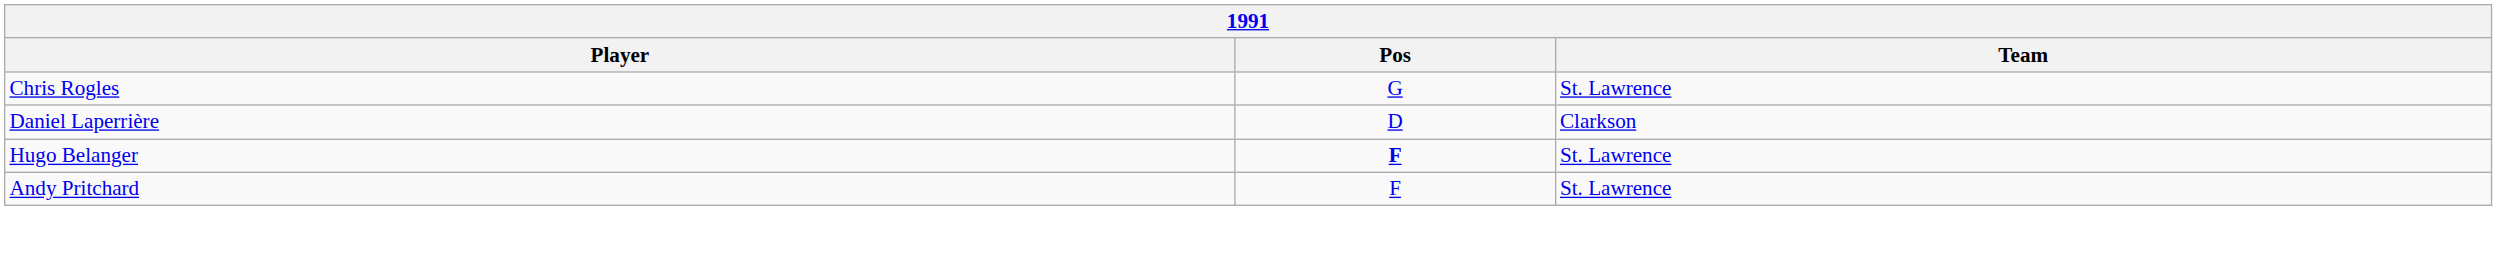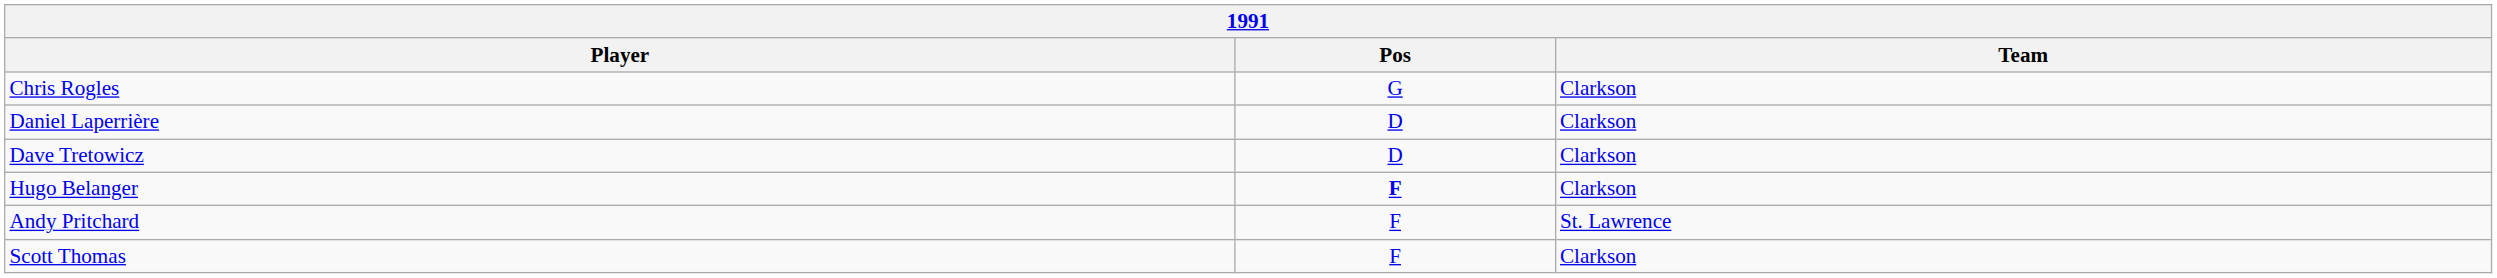(1616, 88) St. Lawrence -> (1598, 88) Clarkson
+ row: (77, 155)
(1616, 155) St. Lawrence -> (1598, 188) Clarkson
+ row: (68, 255)
